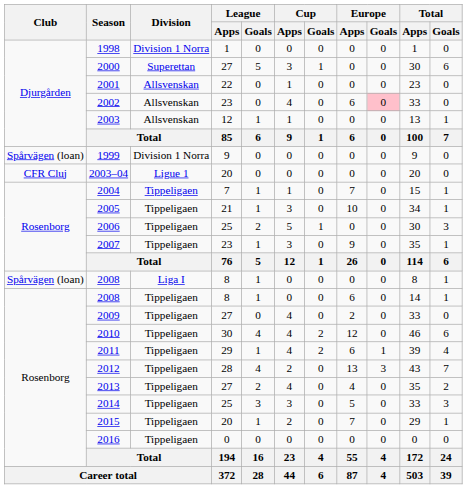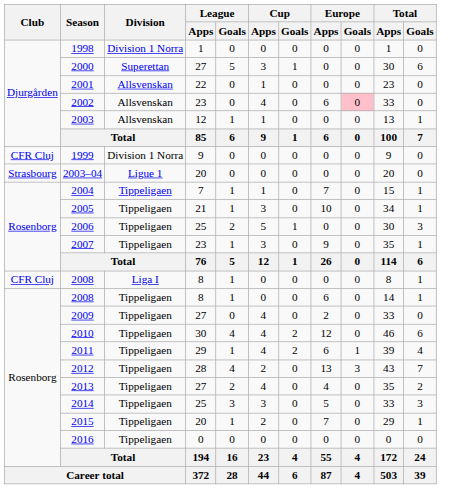(45, 155) Spårvägen (loan) -> (32, 155) CFR Cluj
(45, 173) CFR Cluj -> (32, 173) Strasbourg
(45, 279) Spårvägen (loan) -> (32, 279) CFR Cluj
